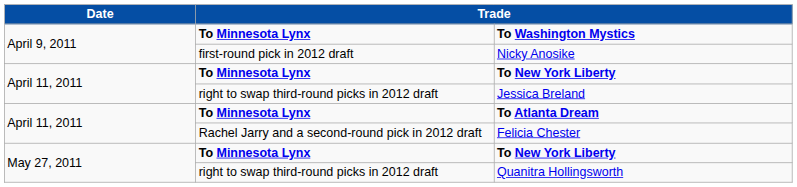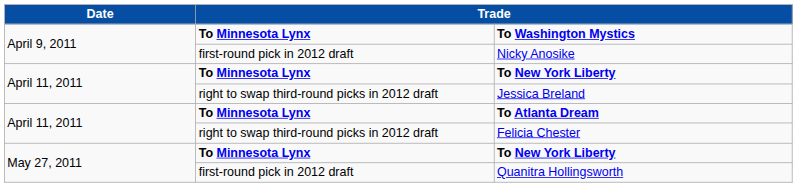(340, 133) Rachel Jarry and a second-round pick in 2012 draft -> (318, 133) right to swap third-round picks in 2012 draft
(318, 172) right to swap third-round picks in 2012 draft -> (276, 172) first-round pick in 2012 draft
